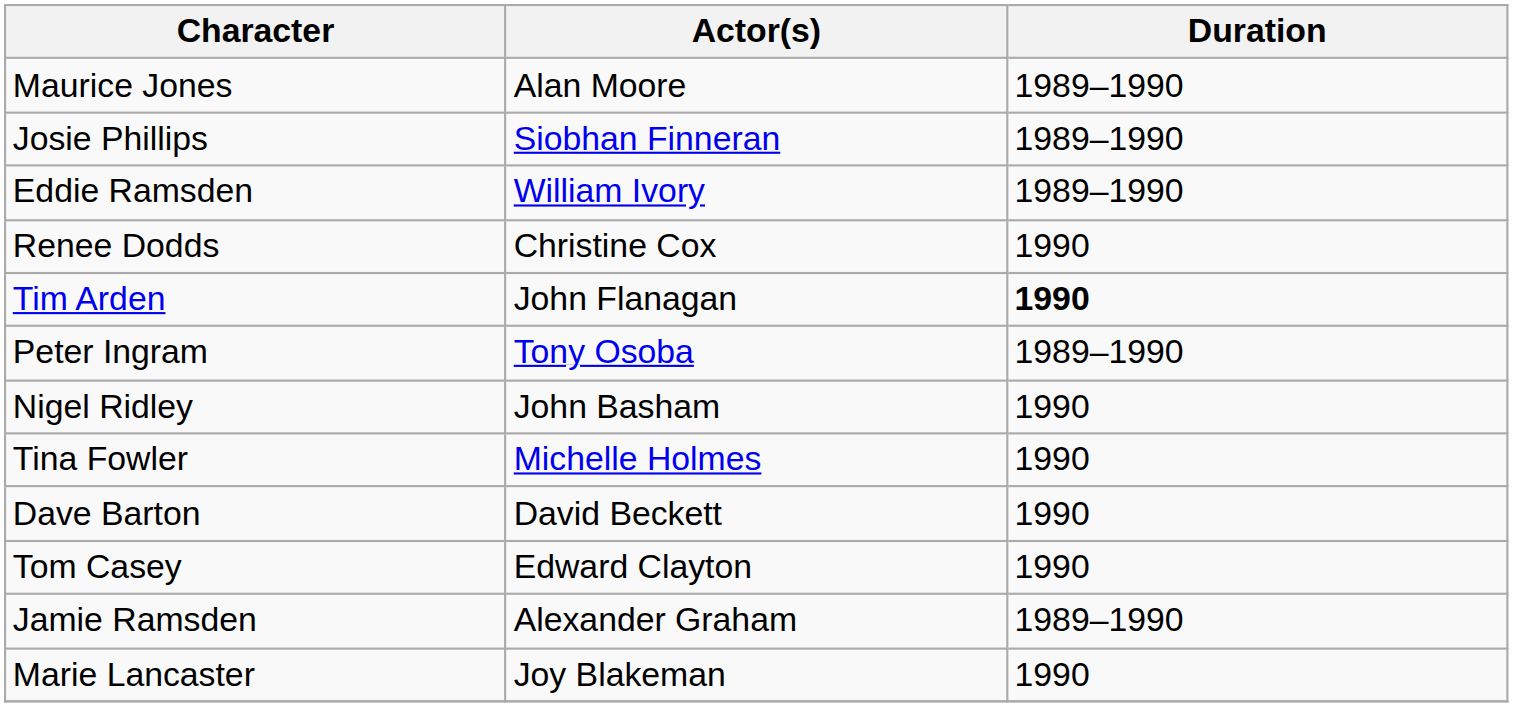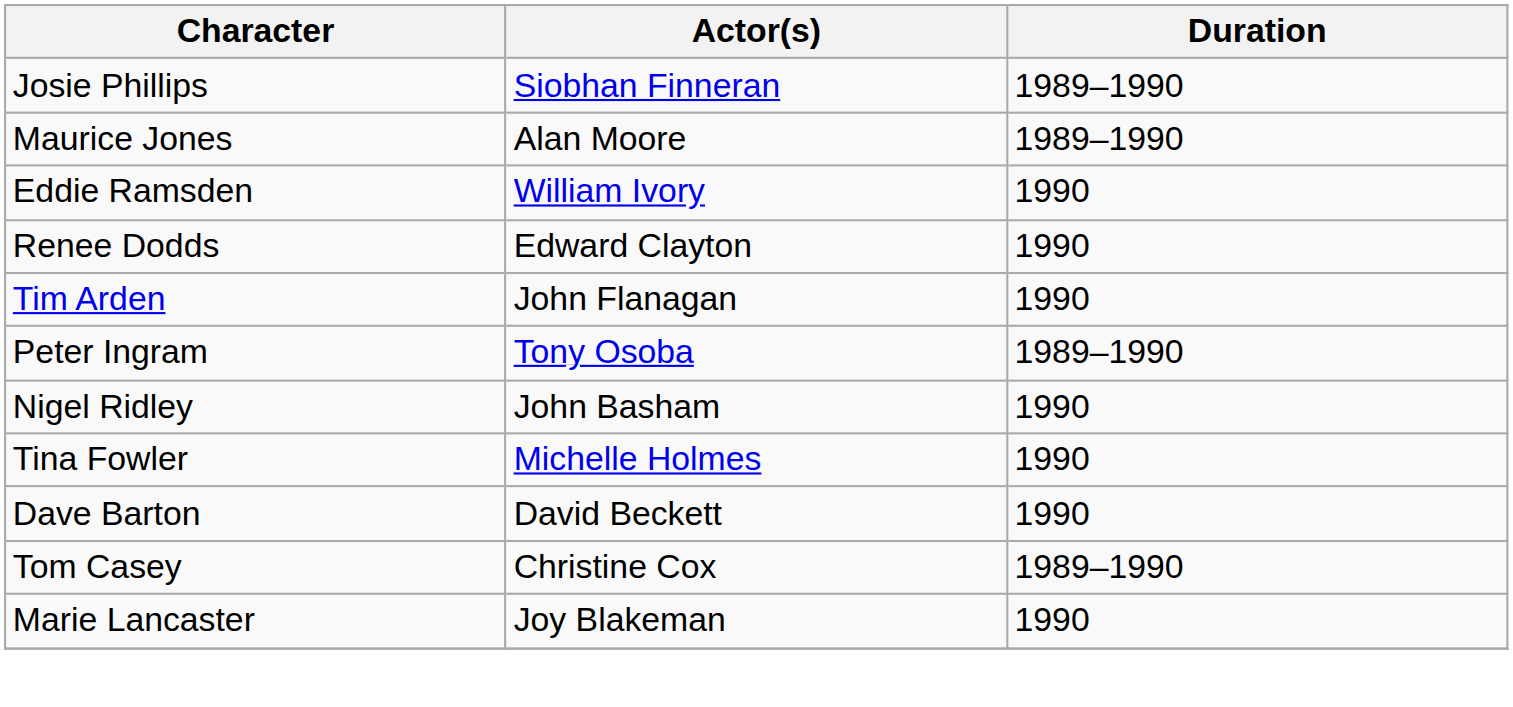rows swapped: (123, 84) <-> (110, 138)
(1099, 191) 1989–1990 -> (1052, 191) 1990
(615, 245) Christine Cox -> (633, 245) Edward Clayton
(1052, 298) bold -> (1052, 298) normal
(633, 566) Edward Clayton -> (615, 566) Christine Cox
(1052, 566) 1990 -> (1099, 566) 1989–1990
- row: (135, 620)
